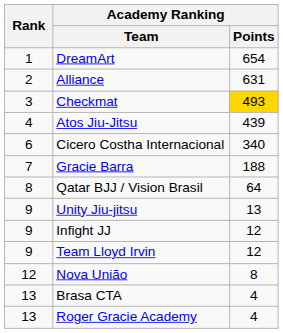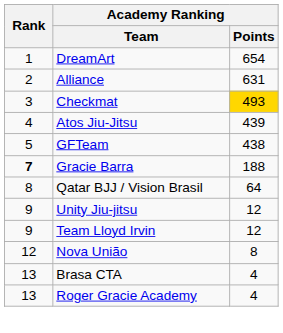+ row: (82, 144)
- row: (140, 144)
(29, 166) normal -> (29, 166) bold
(254, 209) 13 -> (254, 209) 12
- row: (84, 230)
